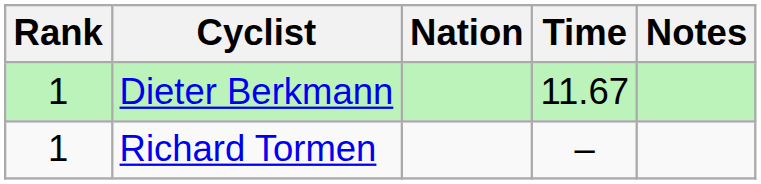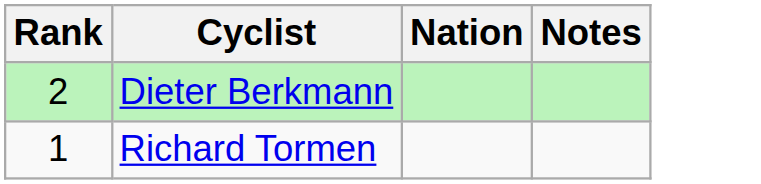- column: (585, 33)
(58, 91) 1 -> (58, 91) 2
